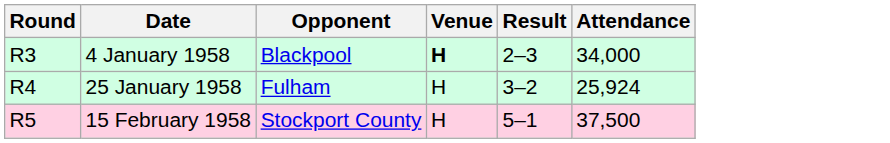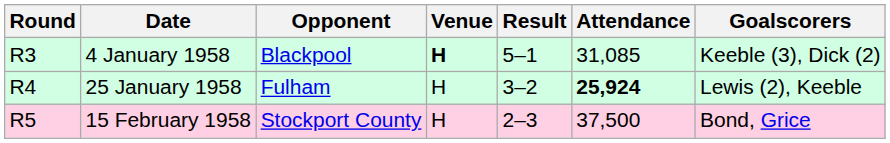+ column: (790, 21)
(520, 54) 2–3 -> (520, 54) 5–1
(608, 54) 34,000 -> (608, 54) 31,085
(608, 87) normal -> (608, 87) bold
(520, 120) 5–1 -> (520, 120) 2–3
